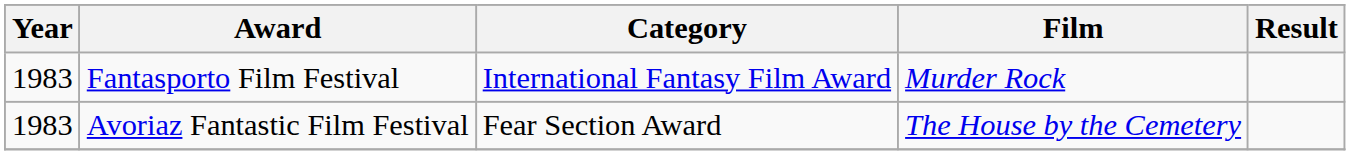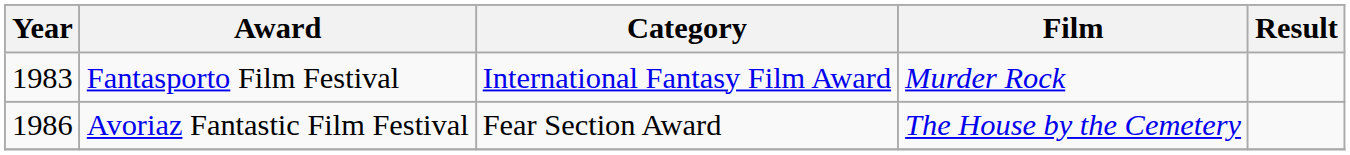(42, 125) 1983 -> (42, 125) 1986
